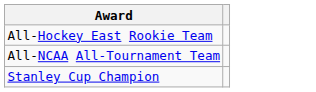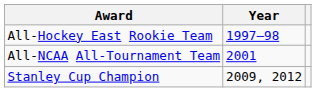+ column: (264, 15)
